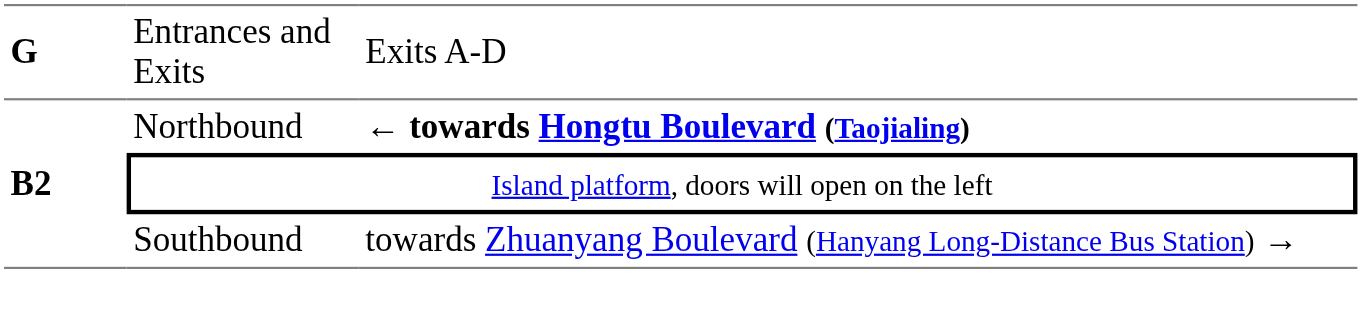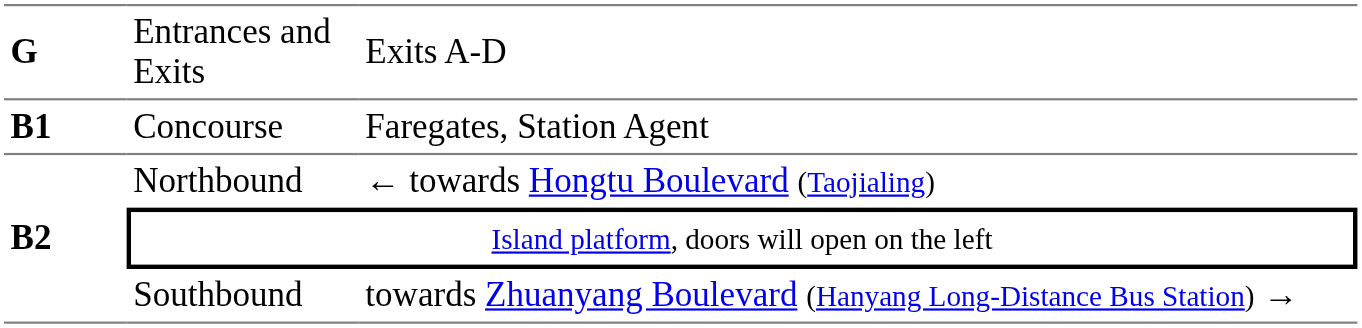+ row: (208, 126)
(668, 126) bold -> (650, 180) normal
